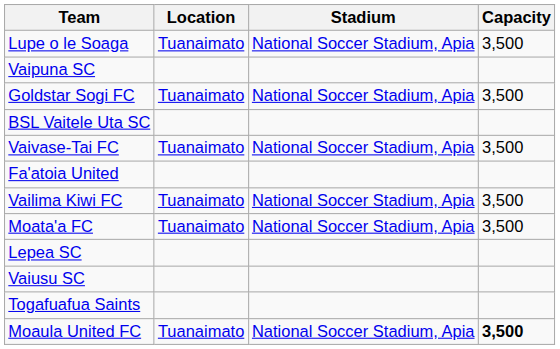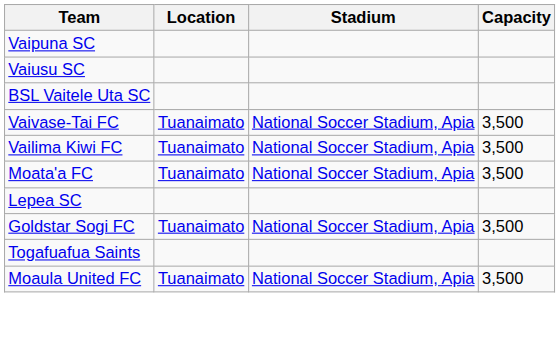- row: (68, 43)
rows swapped: (72, 95) <-> (47, 278)
- row: (63, 174)
(503, 331) bold -> (503, 278) normal
